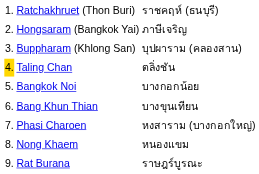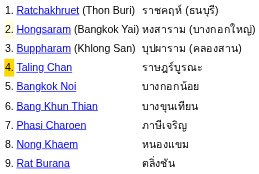(9, 29) no background -> (9, 29) lightyellow background
(164, 29) ภาษีเจริญ -> (199, 29) หงสาราม (บางกอกใหญ่)
(158, 68) ตลิ่งชัน -> (172, 68) ราษฎร์บูรณะ
(199, 125) หงสาราม (บางกอกใหญ่) -> (164, 125) ภาษีเจริญ
(172, 163) ราษฎร์บูรณะ -> (158, 163) ตลิ่งชัน
